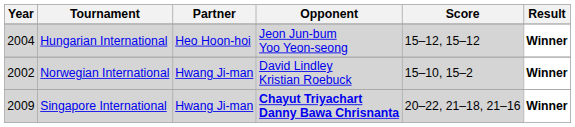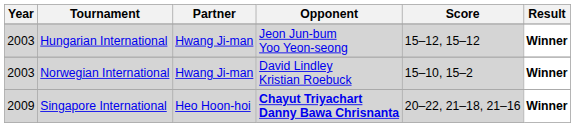(21, 41) 2004 -> (21, 41) 2003
(213, 41) Heo Hoon-hoi -> (214, 41) Hwang Ji-man
(21, 74) 2002 -> (21, 74) 2003
(214, 106) Hwang Ji-man -> (213, 106) Heo Hoon-hoi
